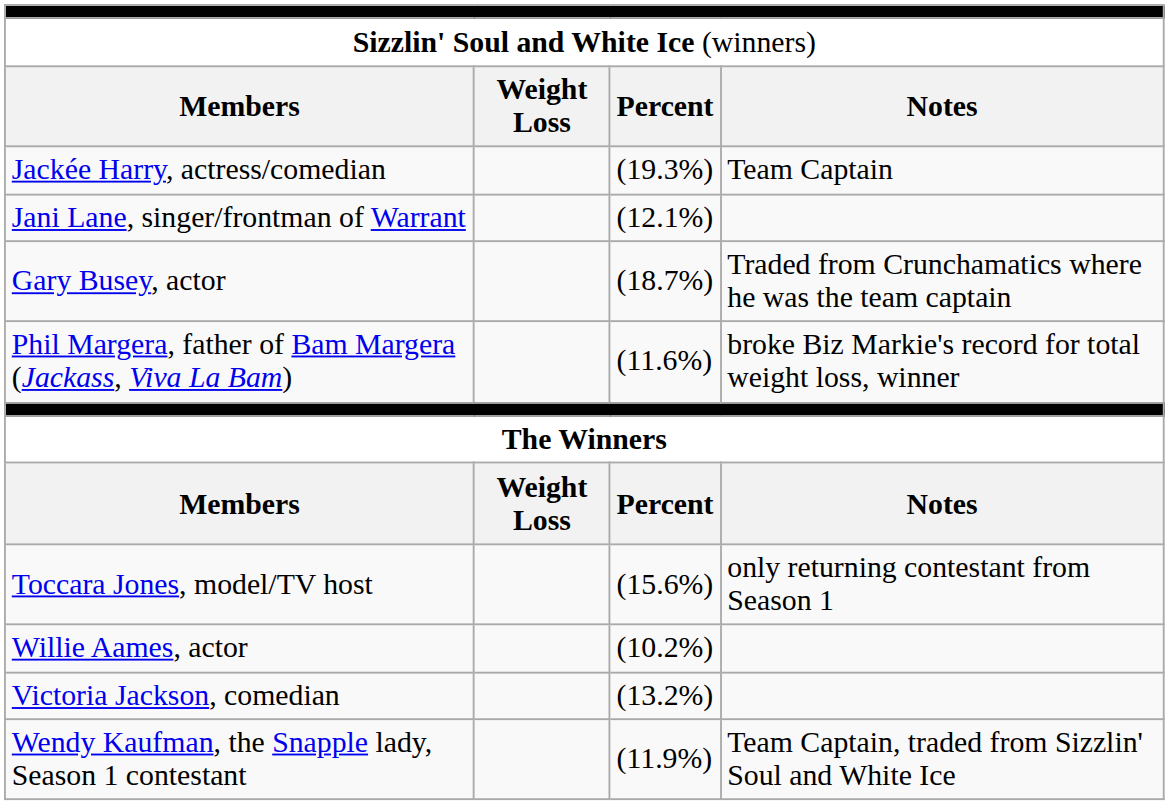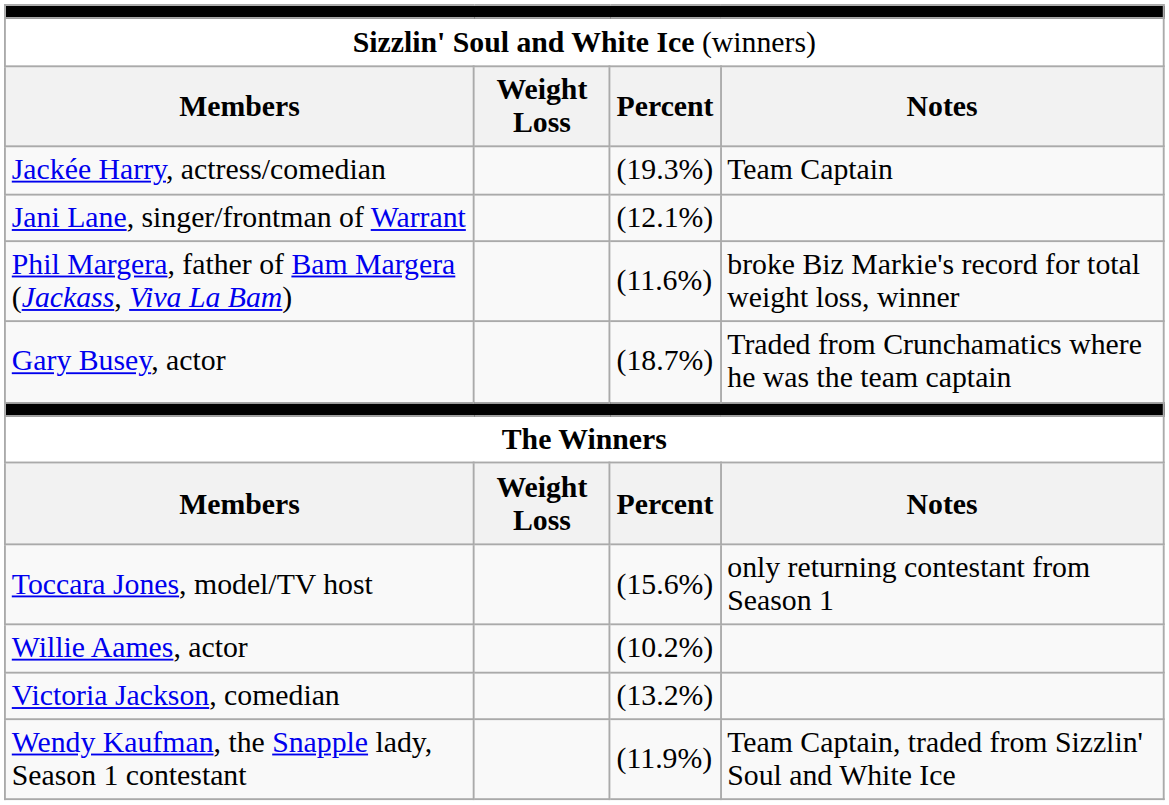rows swapped: (234, 361) <-> (119, 280)
